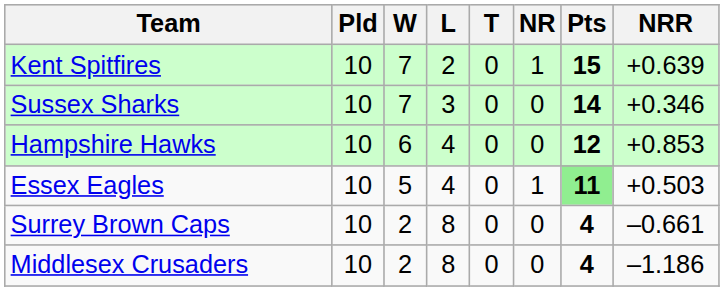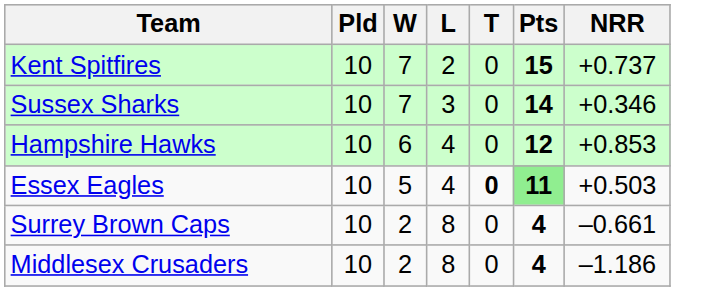- column: (537, 24)
(666, 64) +0.639 -> (617, 64) +0.737
(492, 184) normal -> (492, 184) bold
